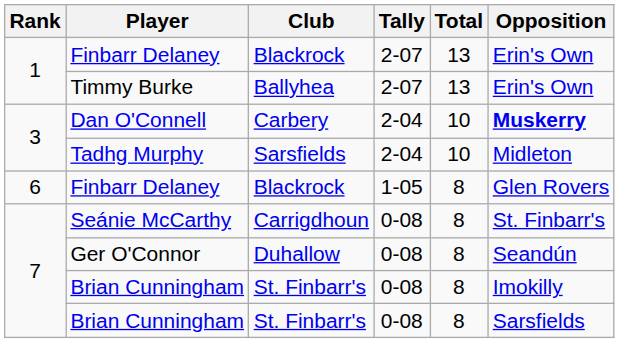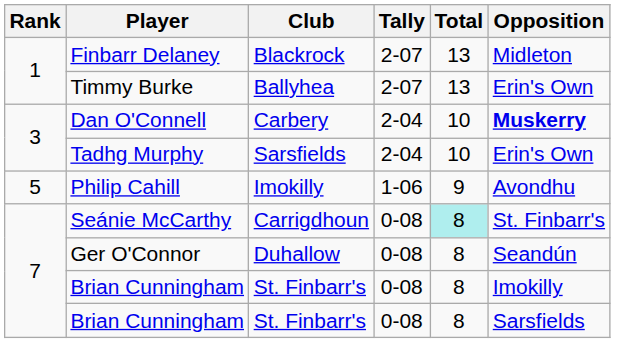(543, 54) Erin's Own -> (532, 54) Midleton
(532, 154) Midleton -> (543, 154) Erin's Own
+ row: (35, 187)
- row: (35, 187)
(459, 220) no background -> (459, 220) paleturquoise background
